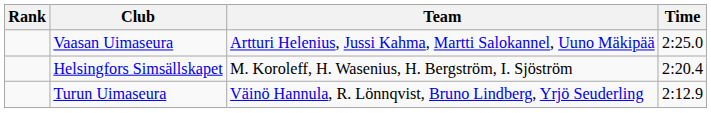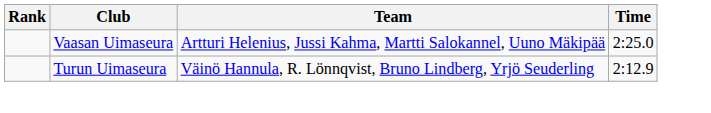- row: (138, 68)
